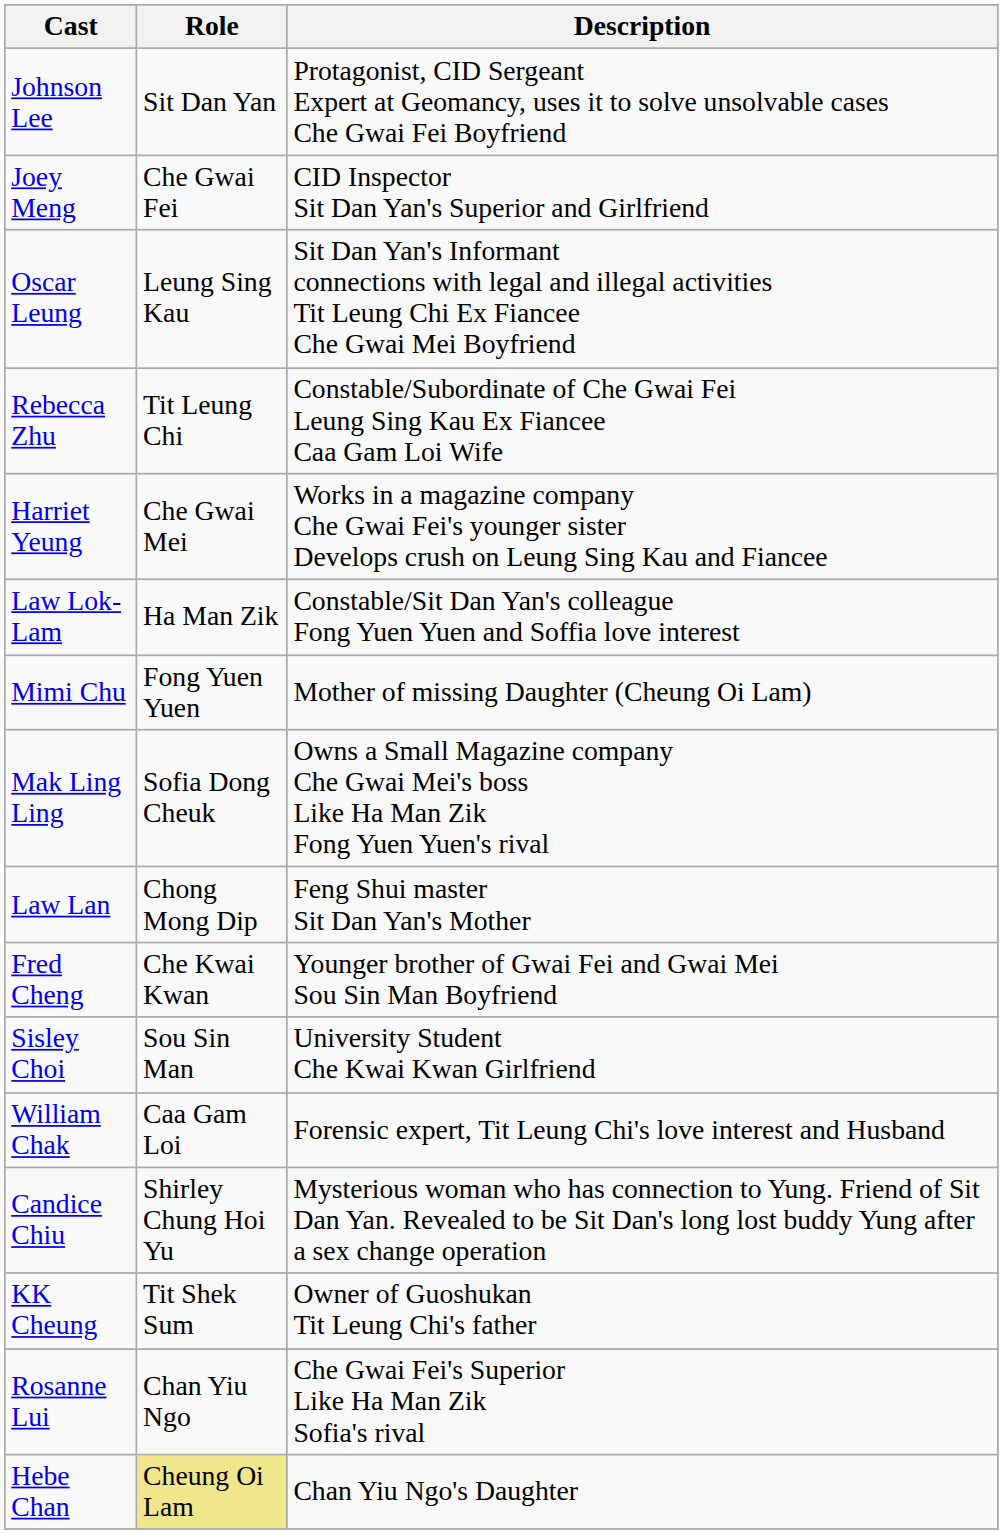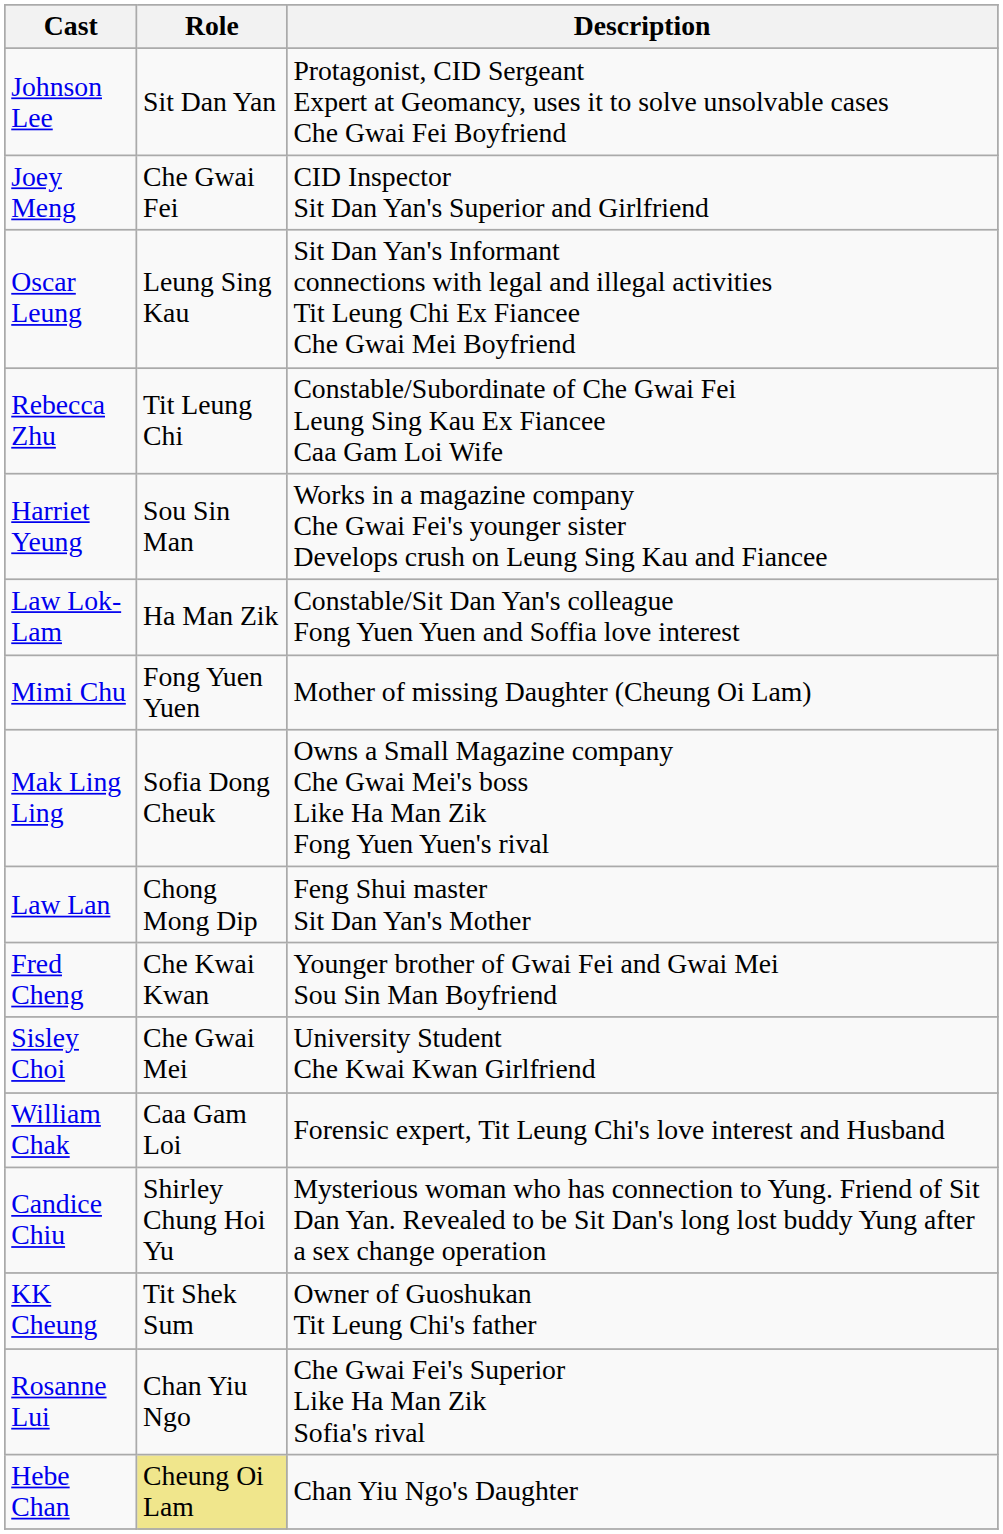(199, 526) Che Gwai Mei -> (187, 526) Sou Sin Man
(187, 1054) Sou Sin Man -> (199, 1054) Che Gwai Mei
